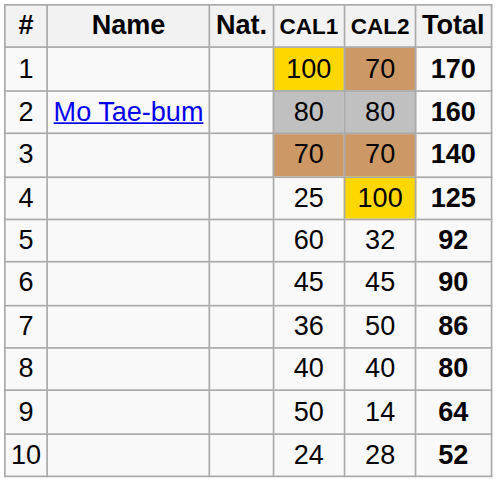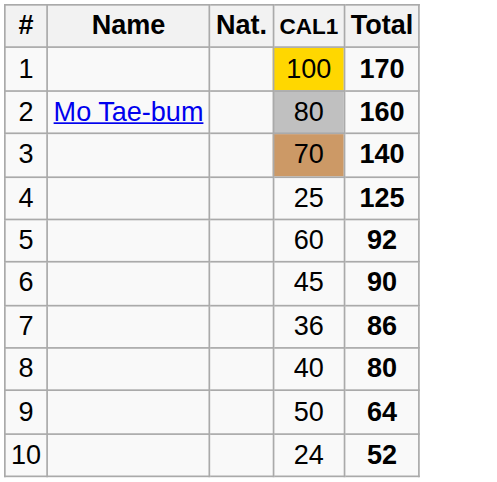- column: (380, 27)
